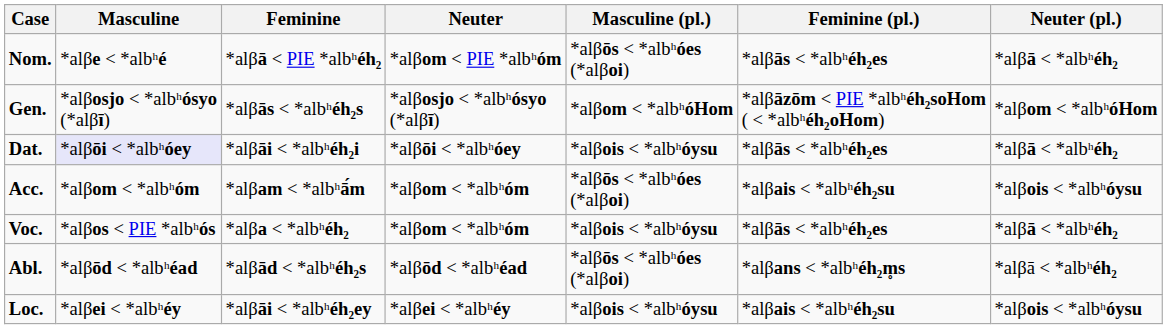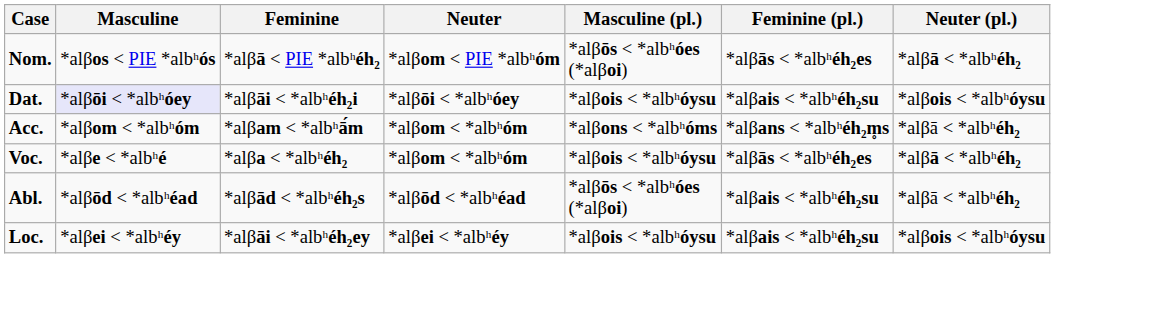(113, 59) *alβe < *albʰé -> (138, 59) *alβos < PIE *albʰós
- row: (28, 109)
(815, 149) *alβās < *albʰéh₂es -> (802, 98) *alβais < *albʰéh₂su
(1056, 149) *alβā < *albʰéh₂ -> (972, 98) *alβois < *albʰóysu
(636, 189) *alβōs < *albʰóes (*alβoi) -> (643, 128) *alβons < *albʰóms
(818, 189) *alβais < *albʰéh₂su -> (807, 128) *alβans < *albʰéh₂m̥s
(1068, 189) *alβois < *albʰóysu -> (959, 128) *alβā < *albʰéh₂
(138, 229) *alβos < PIE *albʰós -> (113, 157) *alβe < *albʰé
(823, 268) *alβans < *albʰéh₂m̥s -> (802, 197) *alβais < *albʰéh₂su
